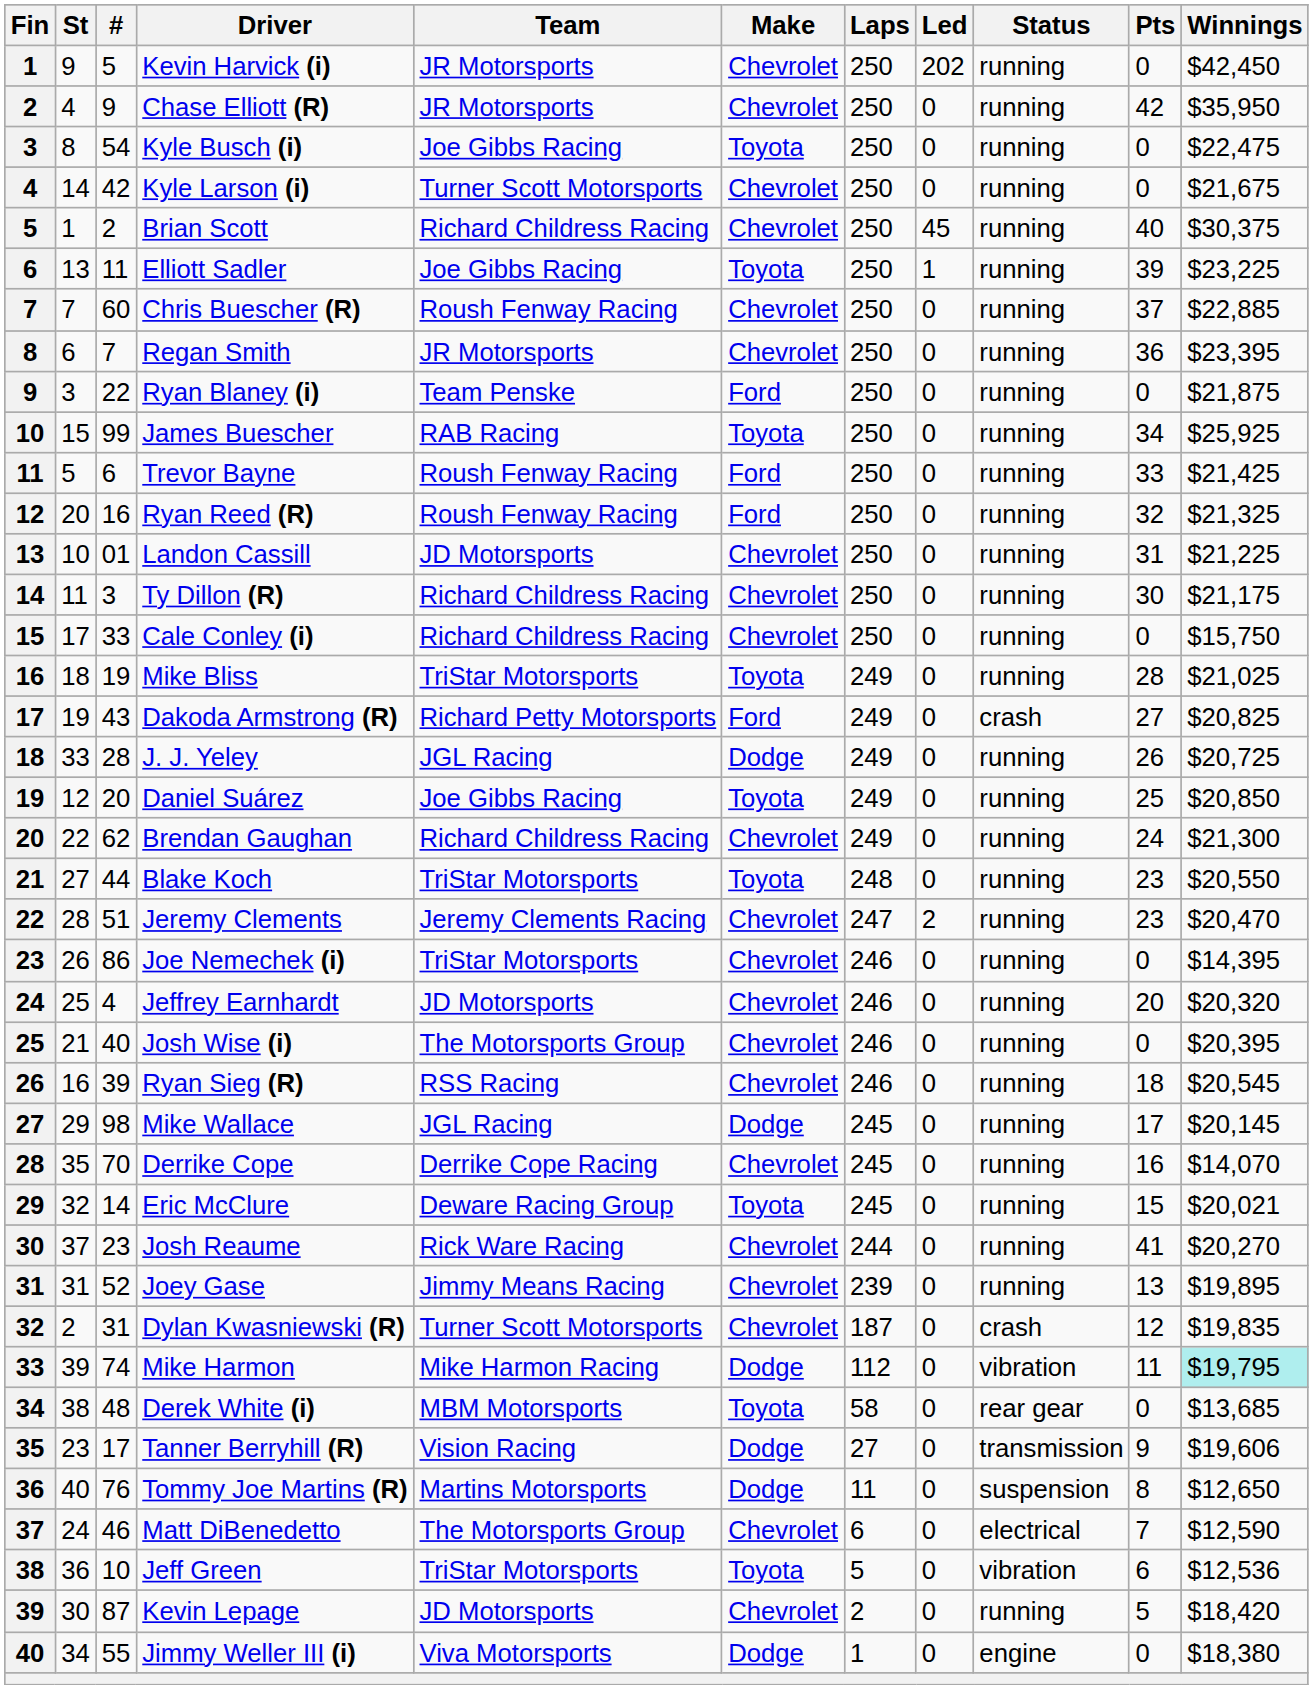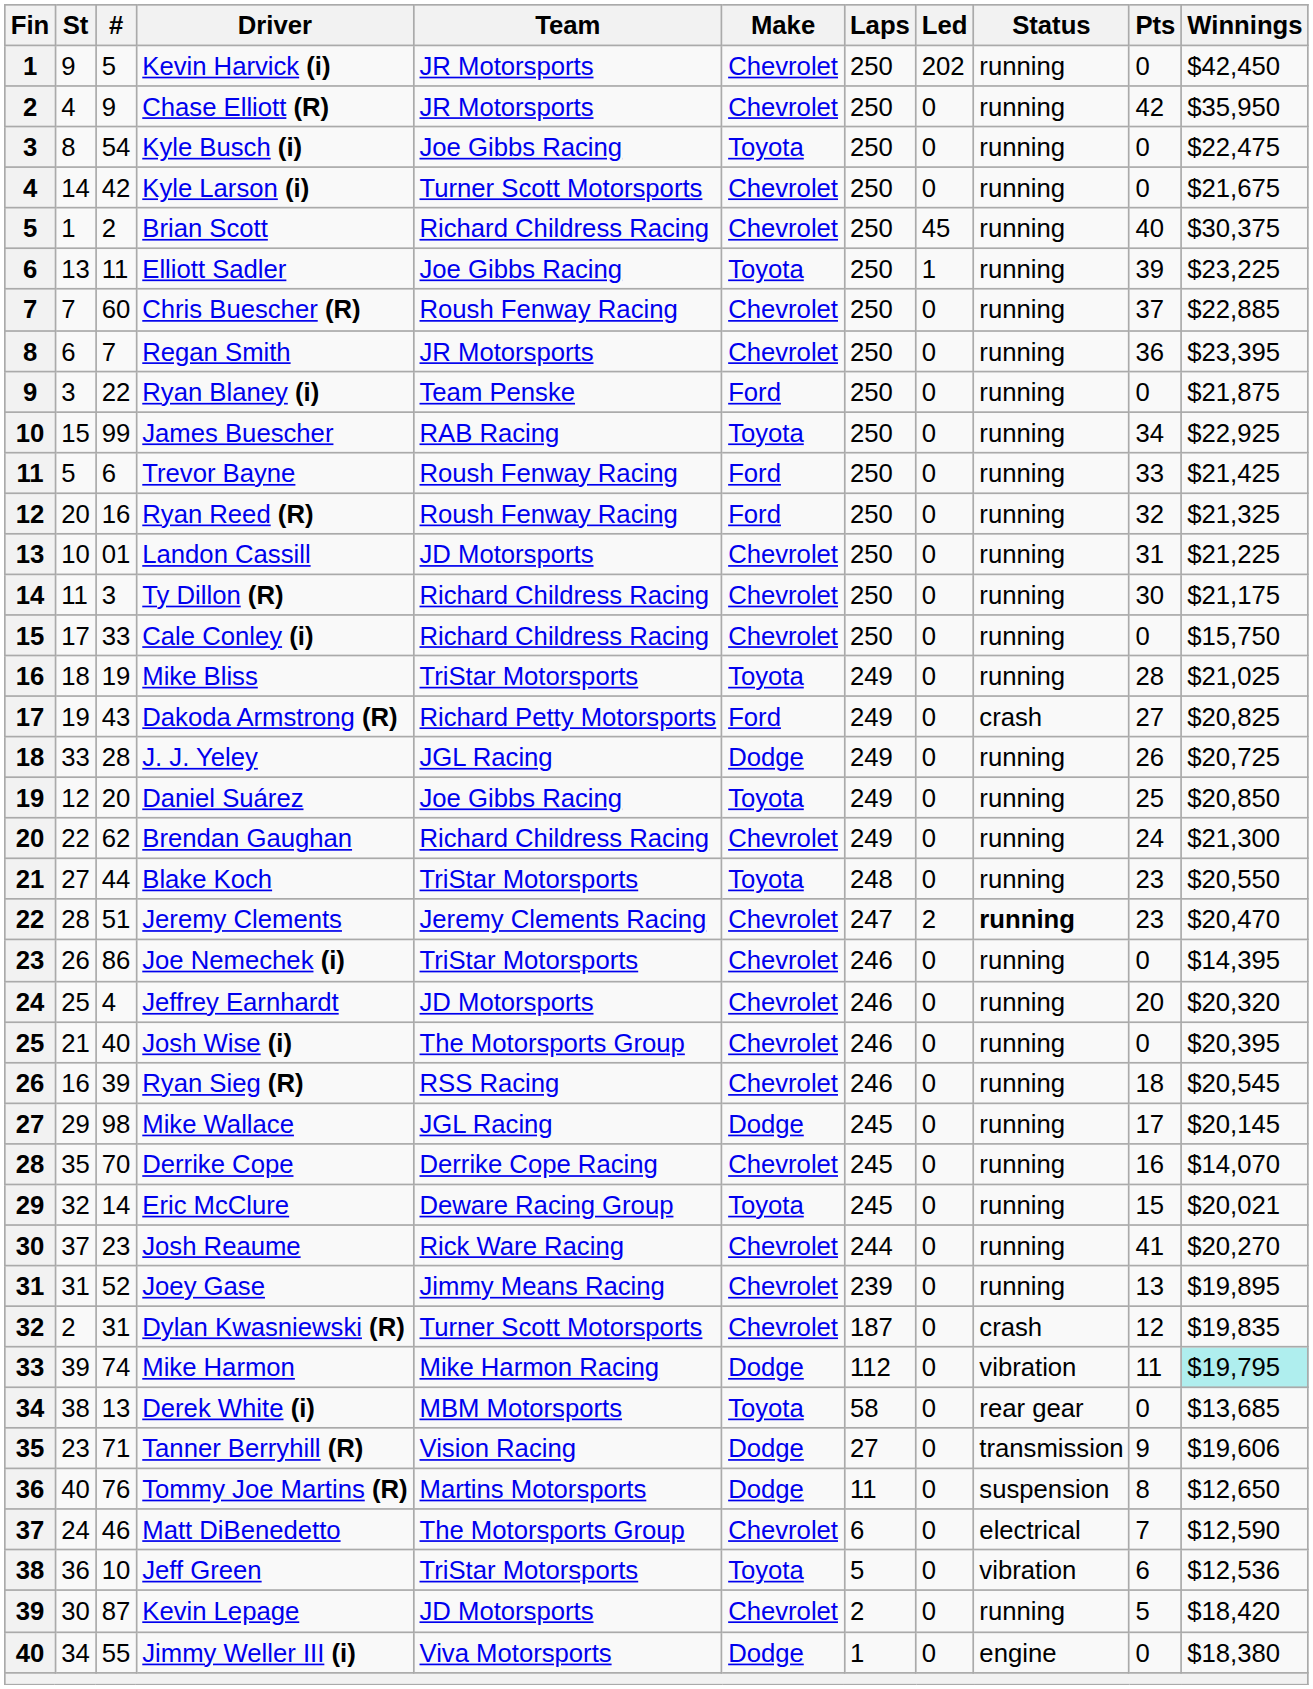(1234, 432) $25,925 -> (1234, 432) $22,925
(1022, 920) normal -> (1027, 920) bold
(116, 1408) 48 -> (116, 1408) 13
(116, 1449) 17 -> (116, 1449) 71
